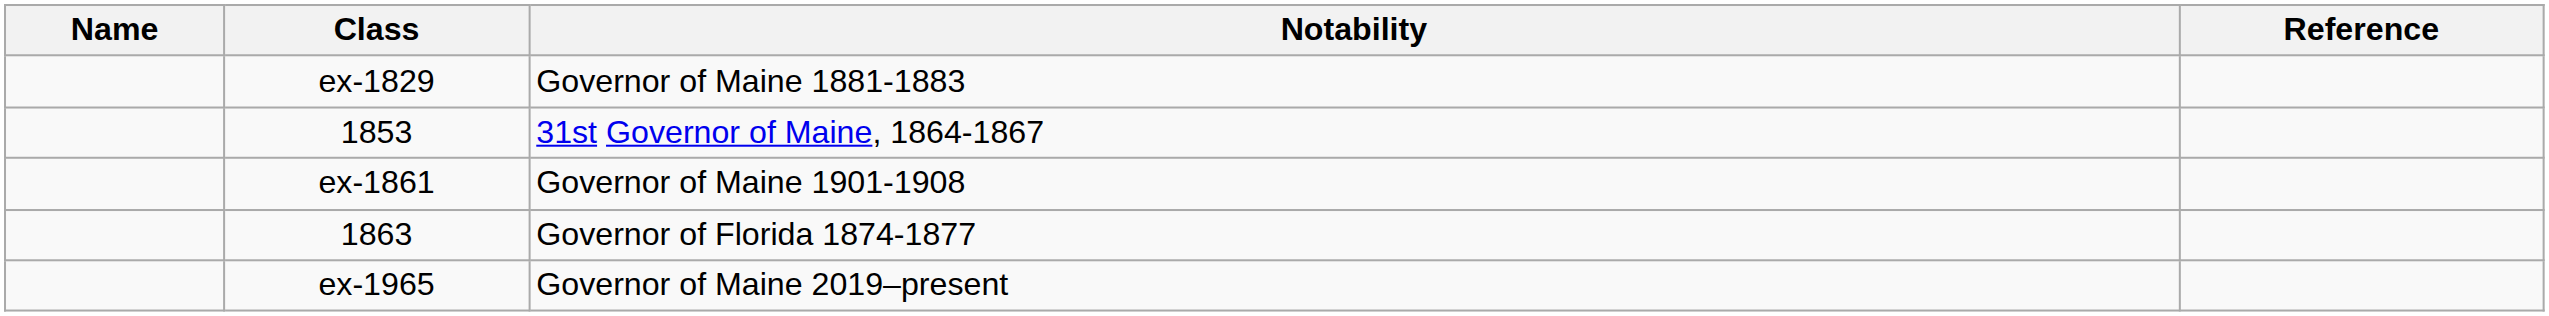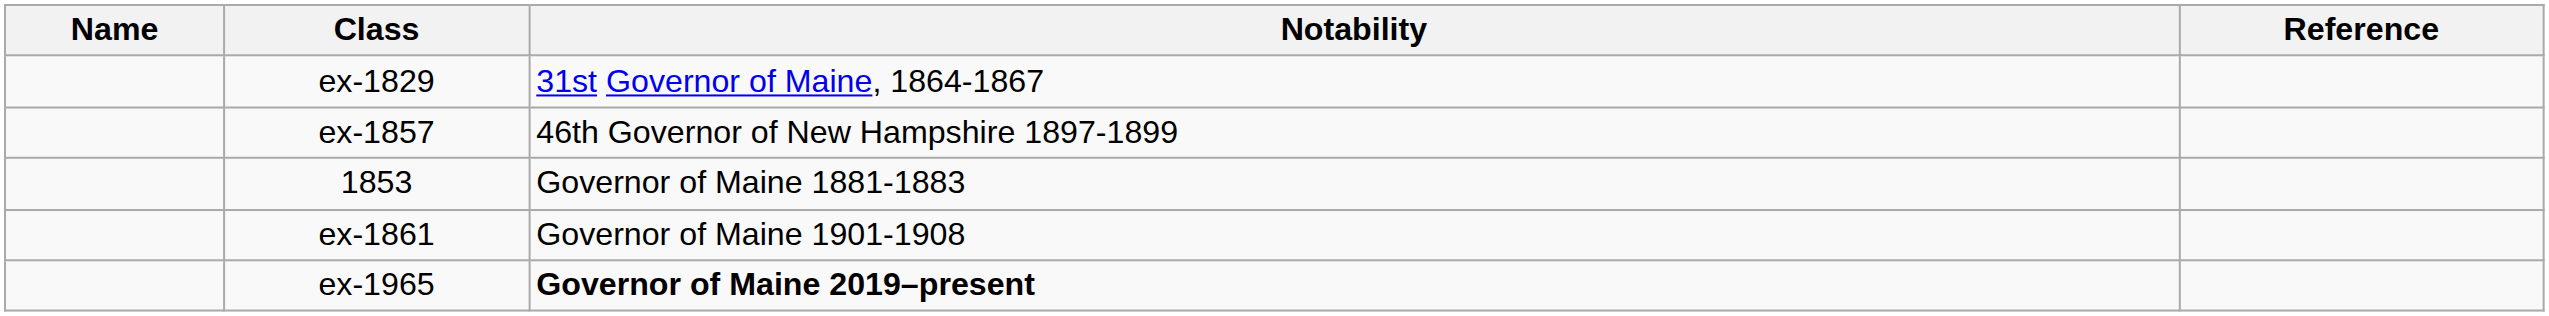(751, 81) Governor of Maine 1881-1883 -> (790, 81) 31st Governor of Maine, 1864-1867
+ row: (377, 132)
(790, 132) 31st Governor of Maine, 1864-1867 -> (751, 183) Governor of Maine 1881-1883
- row: (377, 234)
(772, 285) normal -> (786, 285) bold
